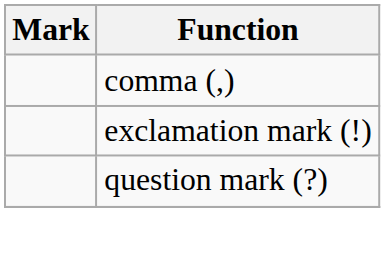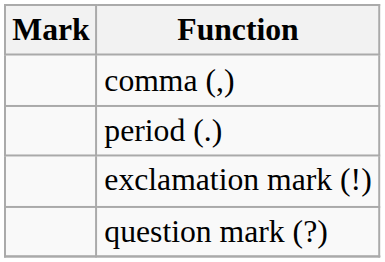+ row: (163, 130)
